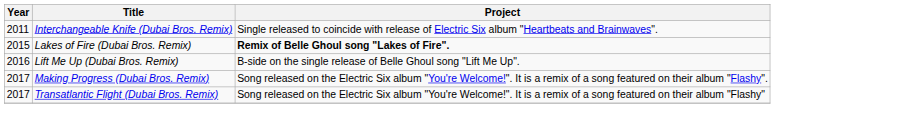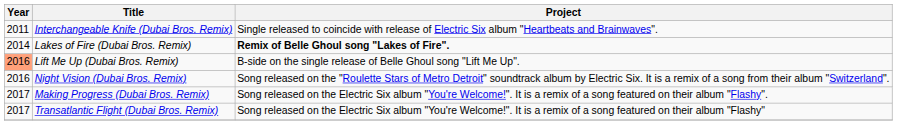(18, 45) 2015 -> (18, 45) 2014
(18, 62) no background -> (18, 62) lightsalmon background
+ row: (111, 78)
